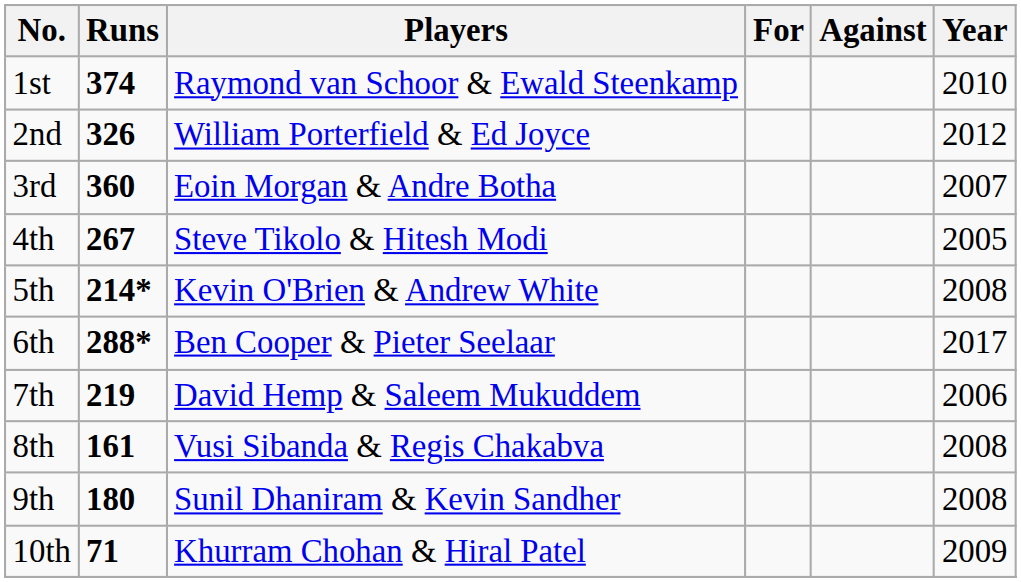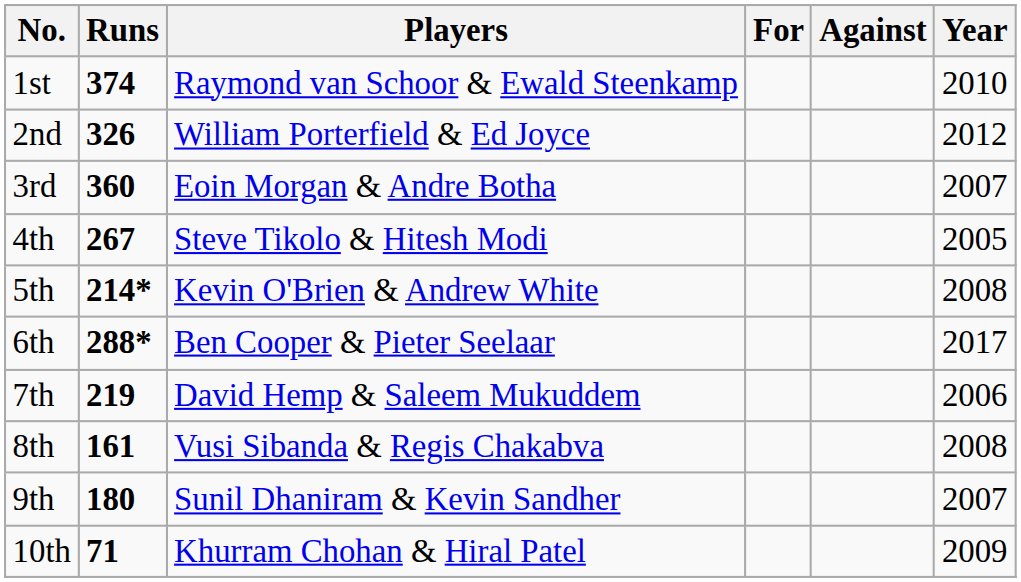(975, 498) 2008 -> (975, 498) 2007
